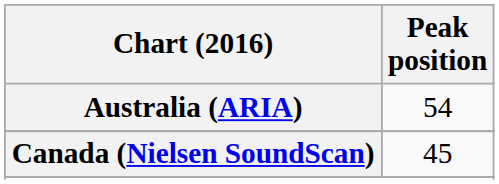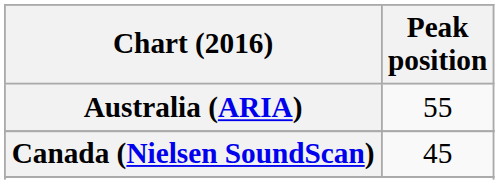(438, 107) 54 -> (438, 107) 55
